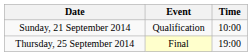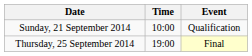columns swapped: (230, 12) <-> (179, 12)
